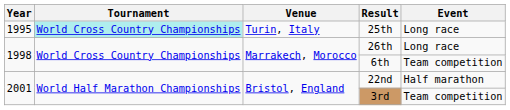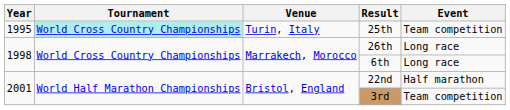(431, 30) Long race -> (453, 30) Team competition
(453, 63) Team competition -> (431, 63) Long race
